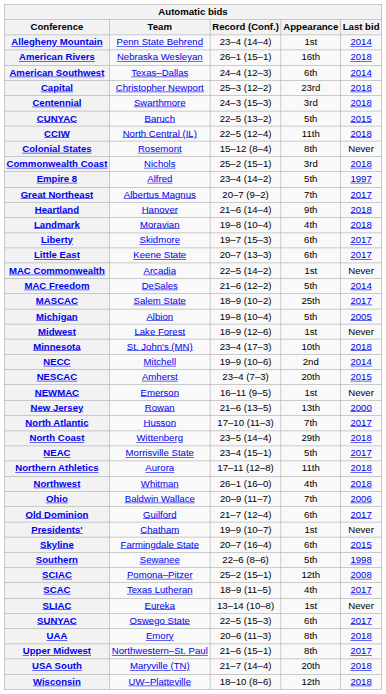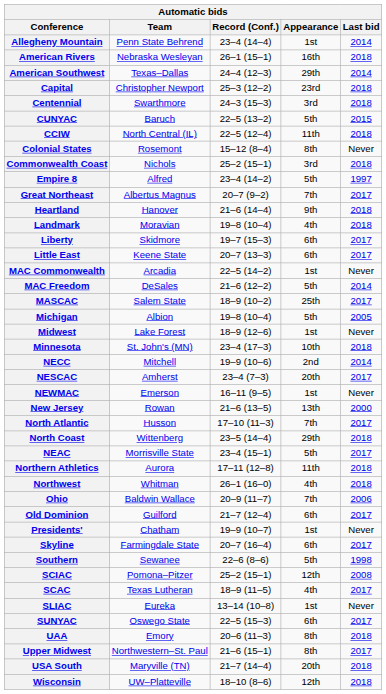(311, 73) 6th -> (311, 73) 29th
(361, 377) 2015 -> (361, 377) 2017
(361, 544) 2015 -> (361, 544) 2017
